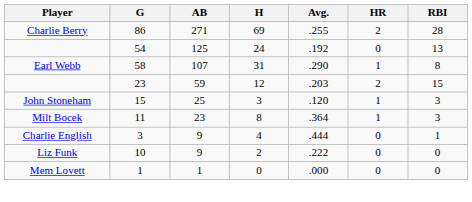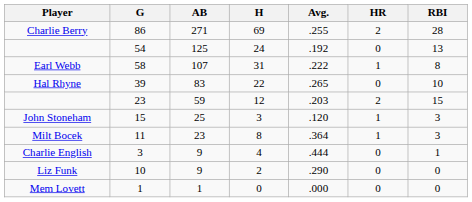(318, 65) .290 -> (318, 65) .222
+ row: (57, 83)
(318, 153) .222 -> (318, 170) .290
